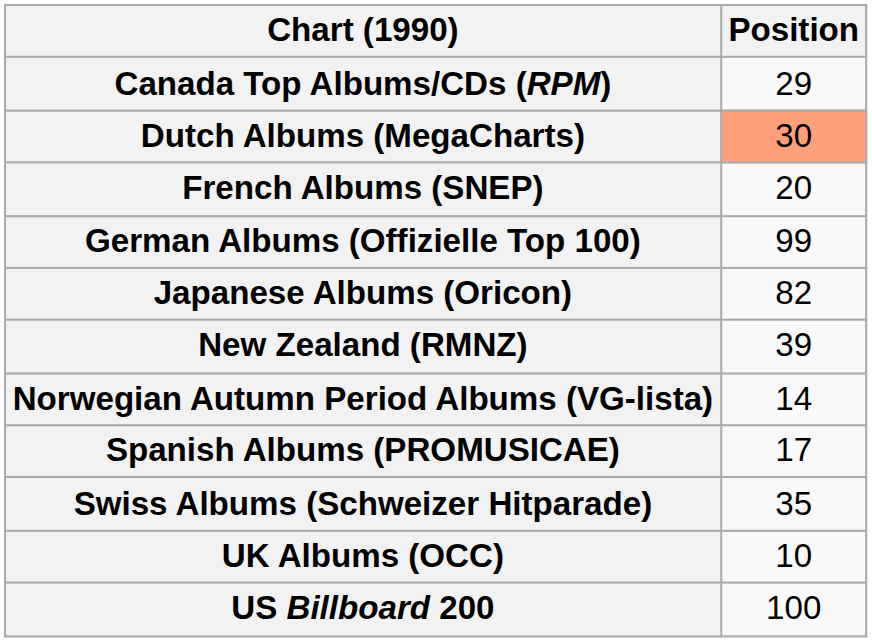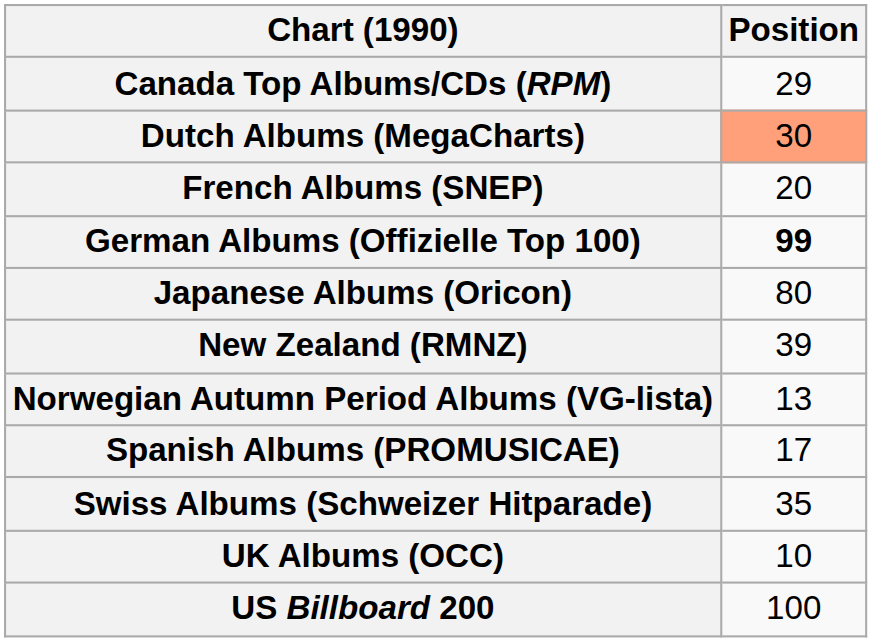(794, 240) normal -> (794, 240) bold
(794, 293) 82 -> (794, 293) 80
(794, 398) 14 -> (794, 398) 13
